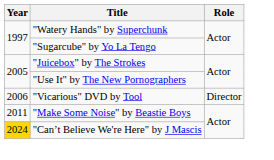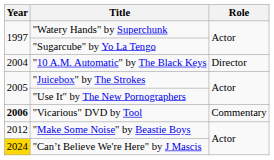+ row: (120, 63)
(17, 96) normal -> (17, 113) bold
(224, 96) Director -> (239, 113) Commentary
(17, 113) 2011 -> (17, 130) 2012
